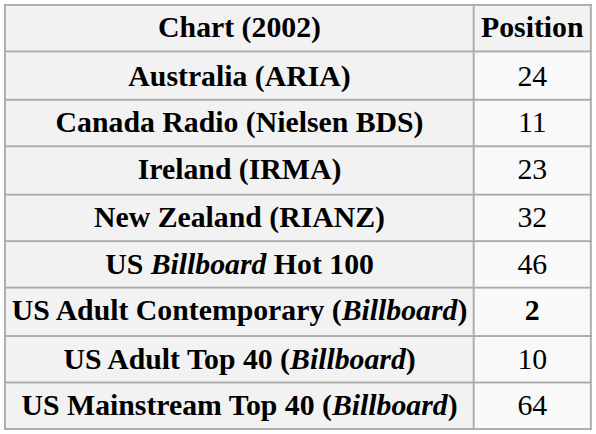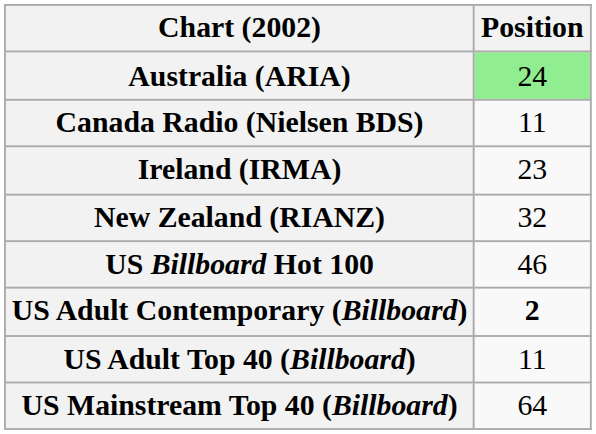(532, 75) no background -> (532, 75) lightgreen background
(532, 358) 10 -> (532, 358) 11
